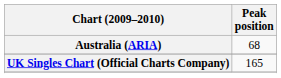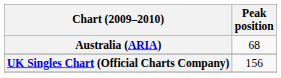(254, 63) 165 -> (254, 63) 156
